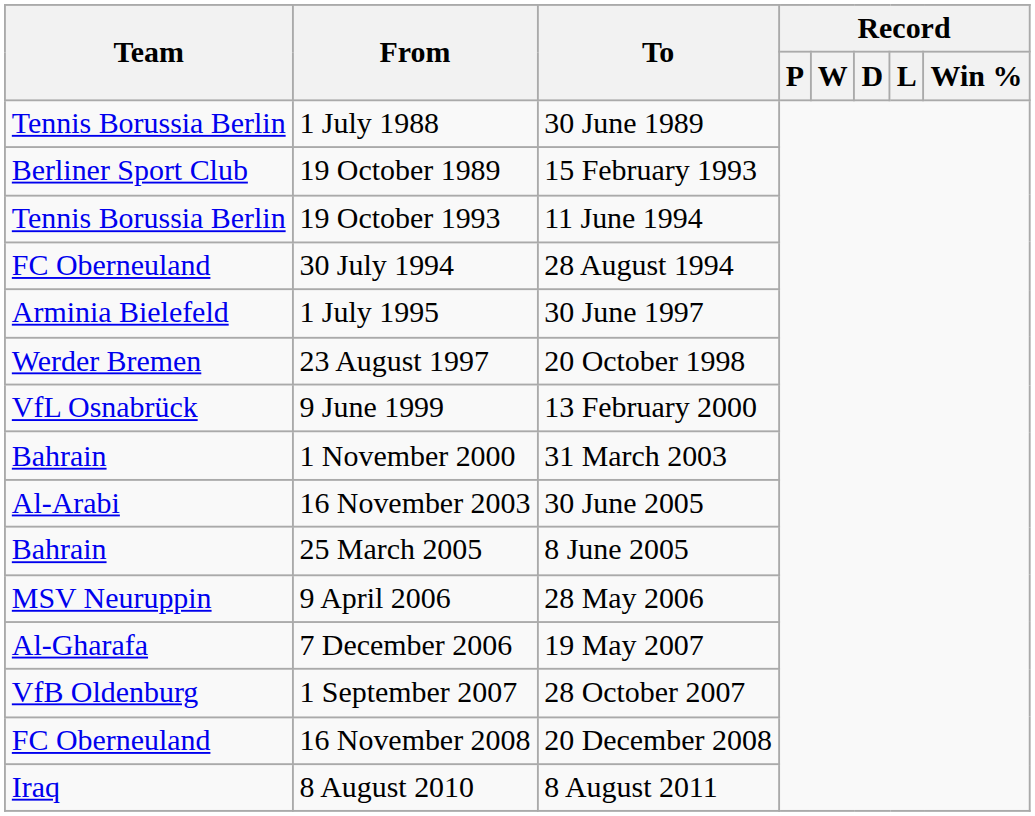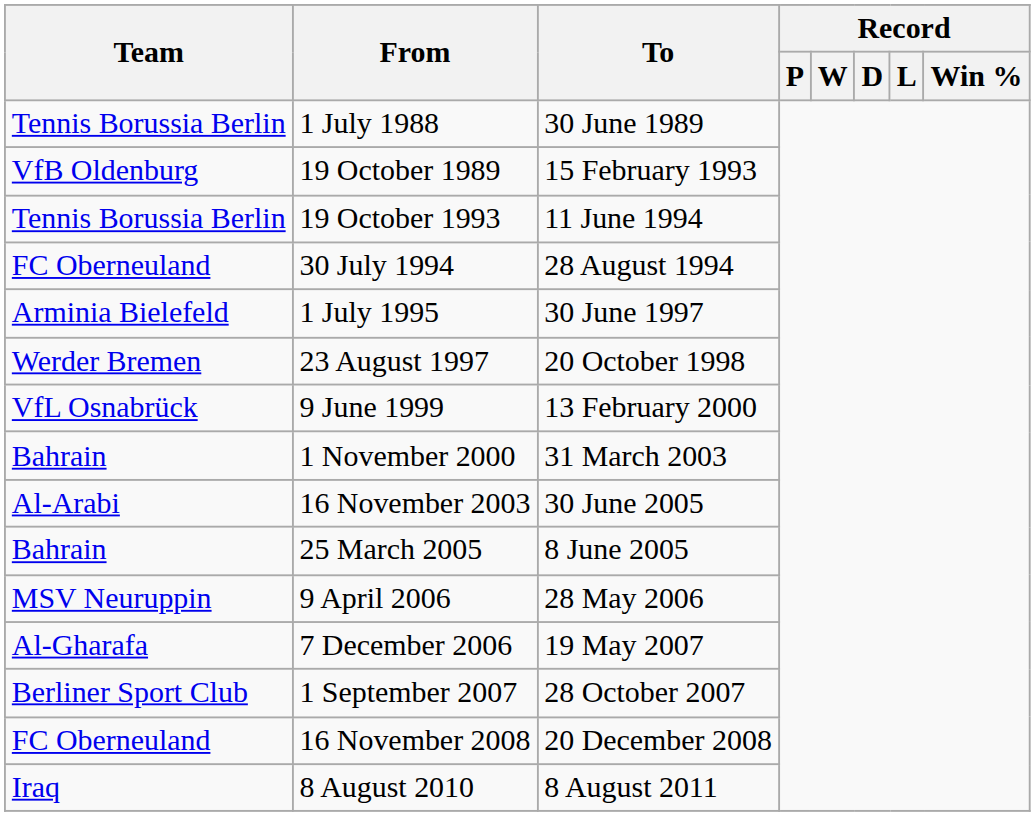(130, 170) Berliner Sport Club -> (105, 170) VfB Oldenburg
(105, 692) VfB Oldenburg -> (130, 692) Berliner Sport Club
